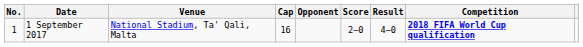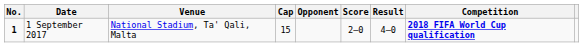(14, 30) normal -> (14, 30) bold
(286, 30) 16 -> (286, 30) 15
